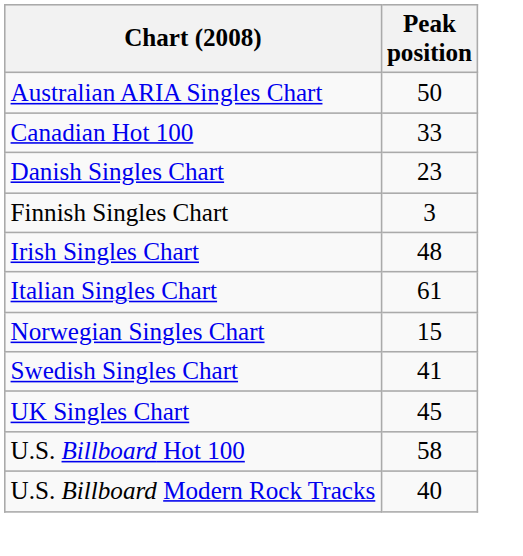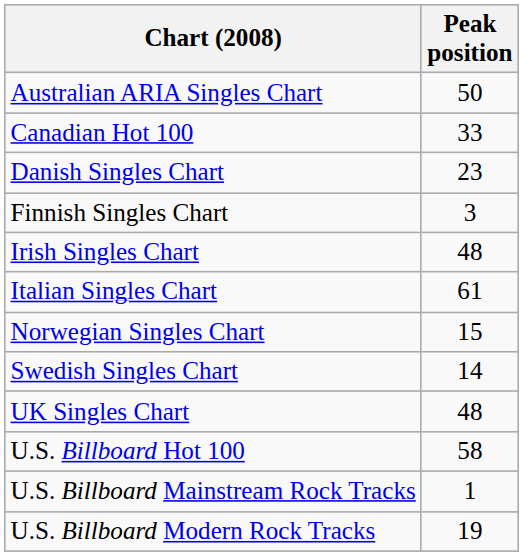(429, 371) 41 -> (470, 371) 14
(429, 411) 45 -> (470, 411) 48
+ row: (213, 490)
(429, 490) 40 -> (470, 530) 19
